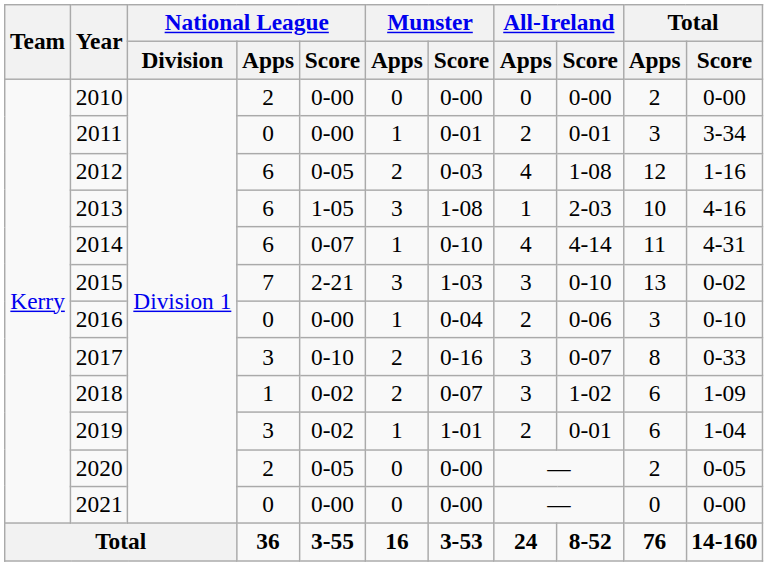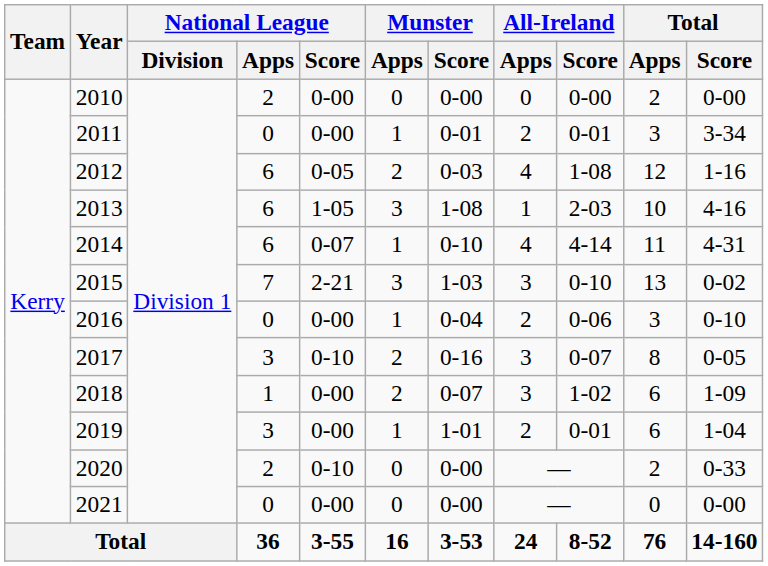(724, 356) 0-33 -> (724, 356) 0-05
(332, 393) 0-02 -> (332, 393) 0-00
(332, 430) 0-02 -> (332, 430) 0-00
(332, 467) 0-05 -> (332, 467) 0-10
(724, 467) 0-05 -> (724, 467) 0-33
